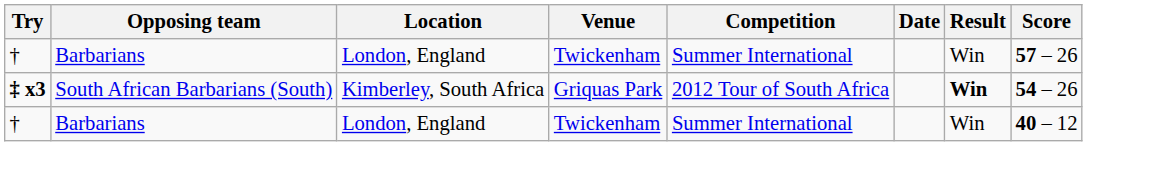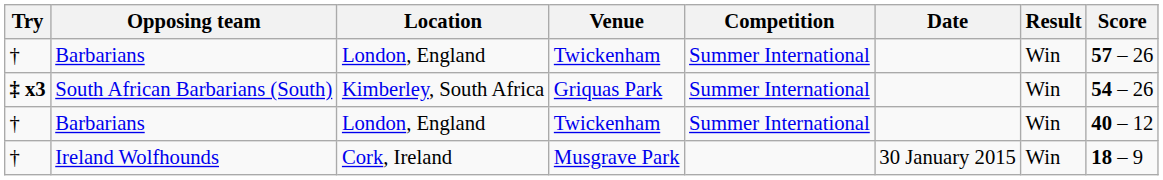(781, 89) 2012 Tour of South Africa -> (779, 89) Summer International
(968, 89) bold -> (1043, 89) normal
+ row: (137, 158)
